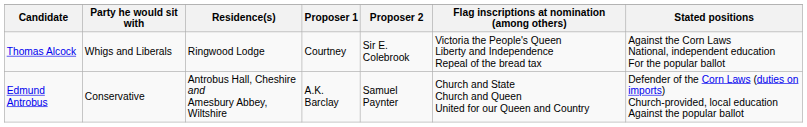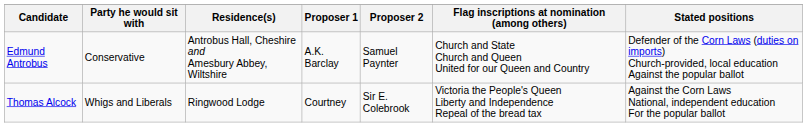rows swapped: (27, 96) <-> (41, 51)
